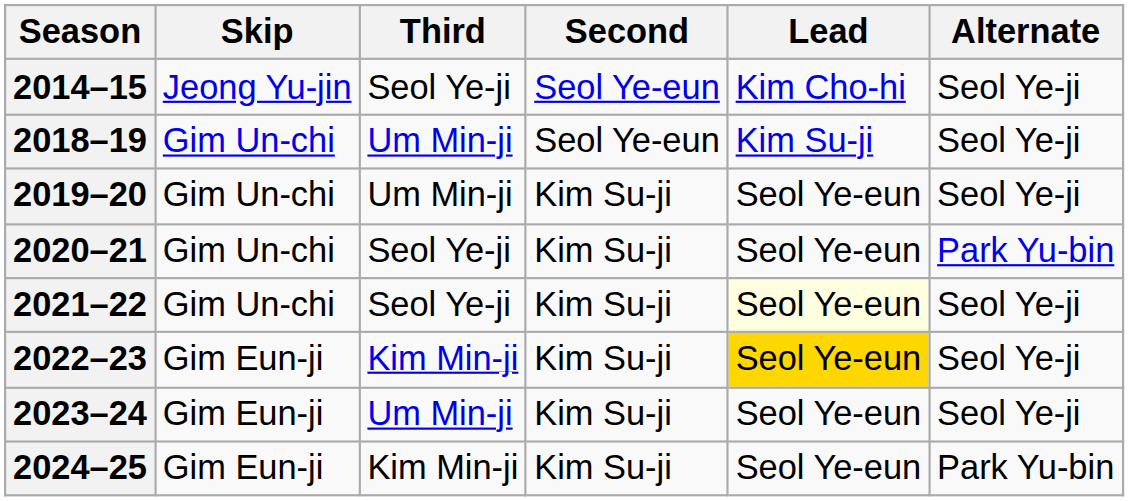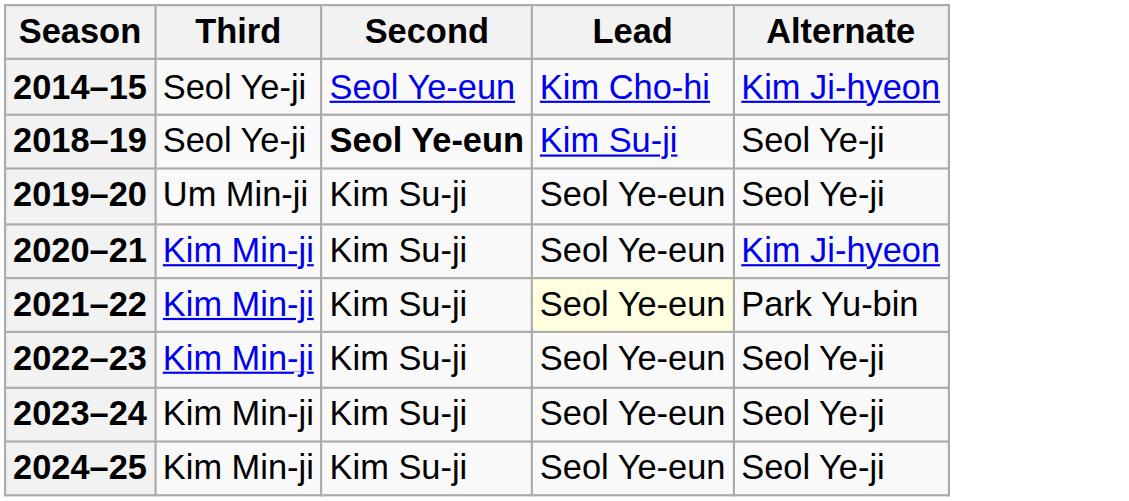- column: (257, 31)
(1009, 86) Seol Ye-ji -> (841, 86) Kim Ji-hyeon
(440, 140) Um Min-ji -> (235, 140) Seol Ye-ji
(627, 140) normal -> (427, 140) bold
(439, 250) Seol Ye-ji -> (238, 250) Kim Min-ji
(1026, 250) Park Yu-bin -> (841, 250) Kim Ji-hyeon
(439, 304) Seol Ye-ji -> (238, 304) Kim Min-ji
(1009, 304) Seol Ye-ji -> (830, 304) Park Yu-bin
(828, 359) gold background -> (633, 359) no background
(440, 413) Um Min-ji -> (238, 413) Kim Min-ji
(1026, 468) Park Yu-bin -> (813, 468) Seol Ye-ji
